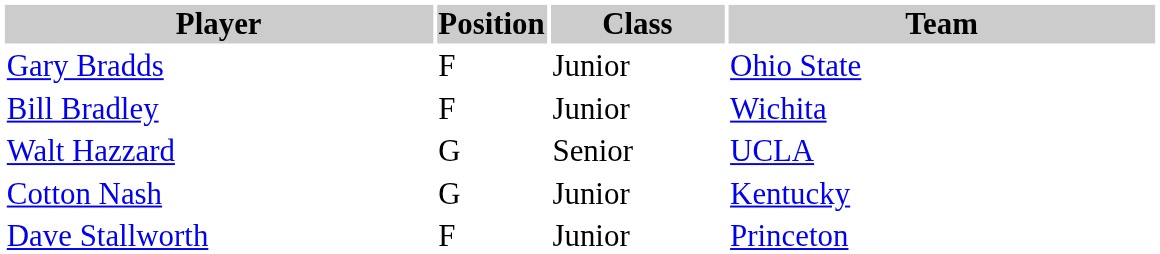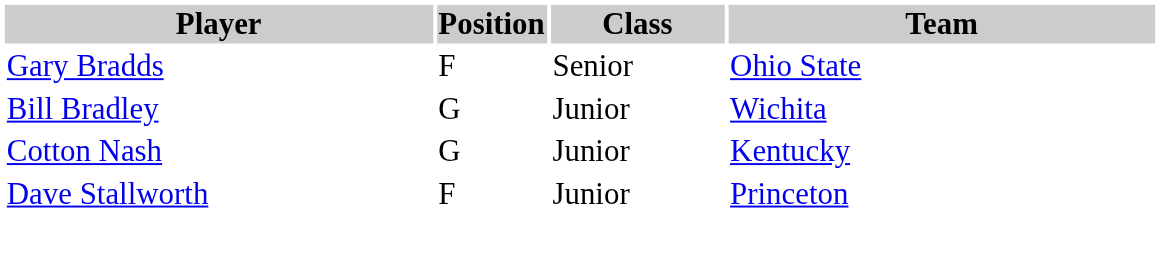(591, 66) Junior -> (593, 66) Senior
(447, 108) F -> (450, 108) G
- row: (91, 151)
